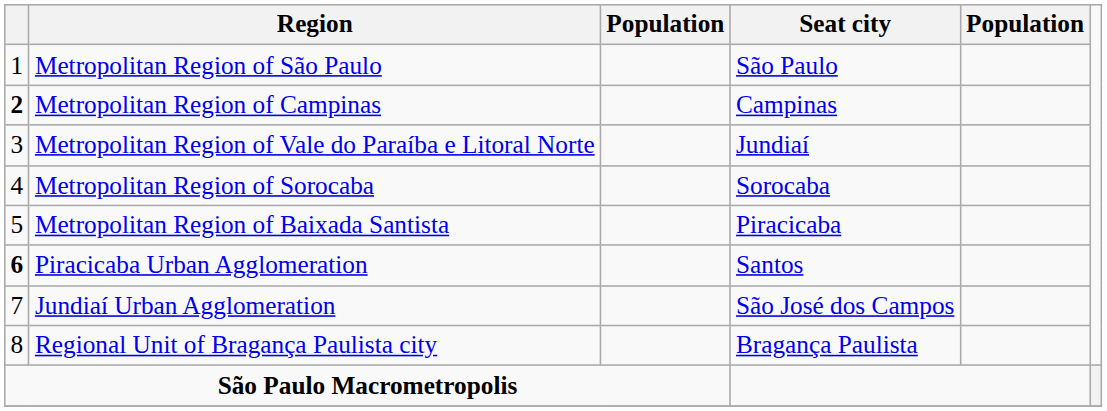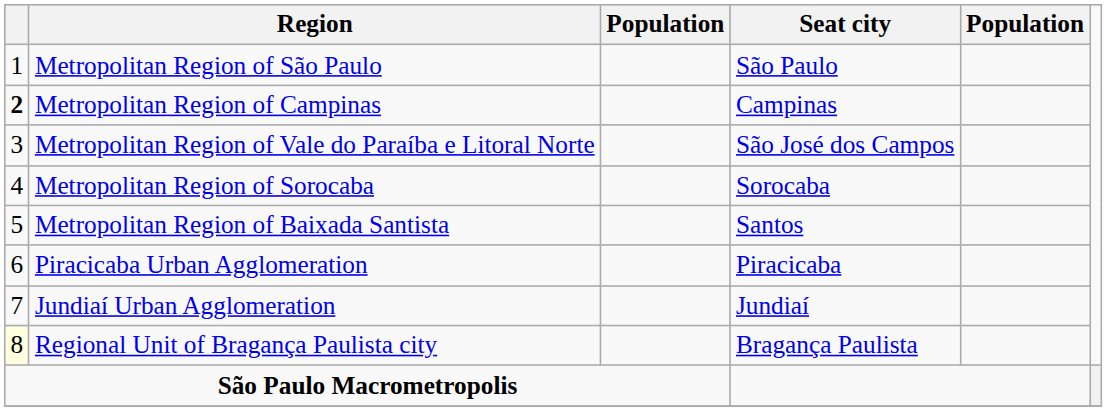(772, 144) Jundiaí -> (845, 144) São José dos Campos
(789, 225) Piracicaba -> (770, 225) Santos
(17, 265) bold -> (17, 265) normal
(770, 265) Santos -> (789, 265) Piracicaba
(845, 305) São José dos Campos -> (772, 305) Jundiaí
(17, 345) no background -> (17, 345) lightyellow background
